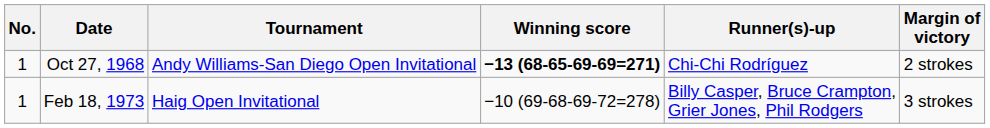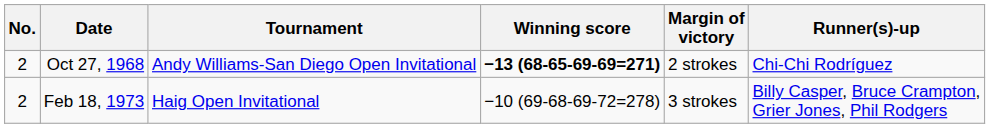columns swapped: (942, 28) <-> (782, 28)
(22, 64) 1 -> (22, 64) 2
(22, 101) 1 -> (22, 101) 2
